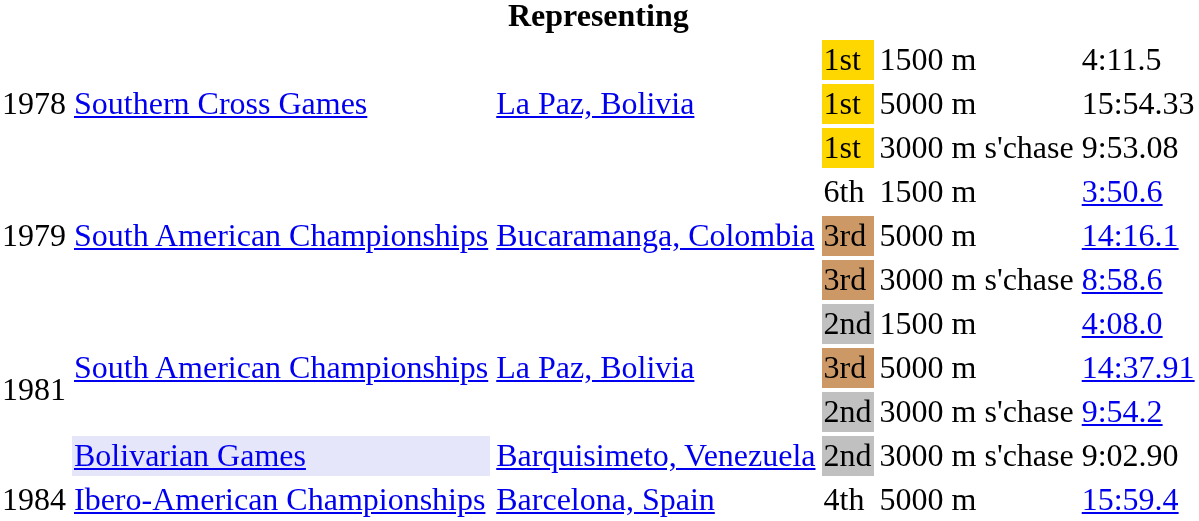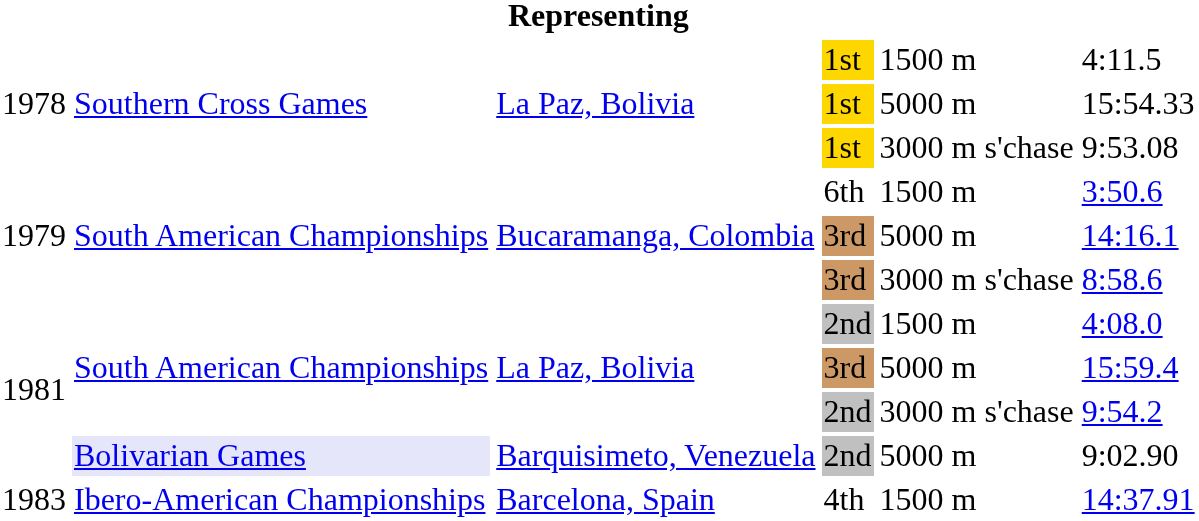(1138, 367) 14:37.91 -> (1130, 367) 15:59.4
(977, 455) 3000 m s'chase -> (928, 455) 5000 m
(34, 499) 1984 -> (34, 499) 1983
(928, 499) 5000 m -> (928, 499) 1500 m
(1130, 499) 15:59.4 -> (1138, 499) 14:37.91
